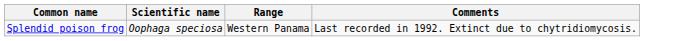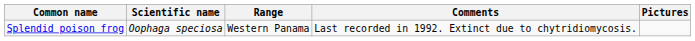+ column: (665, 12)
